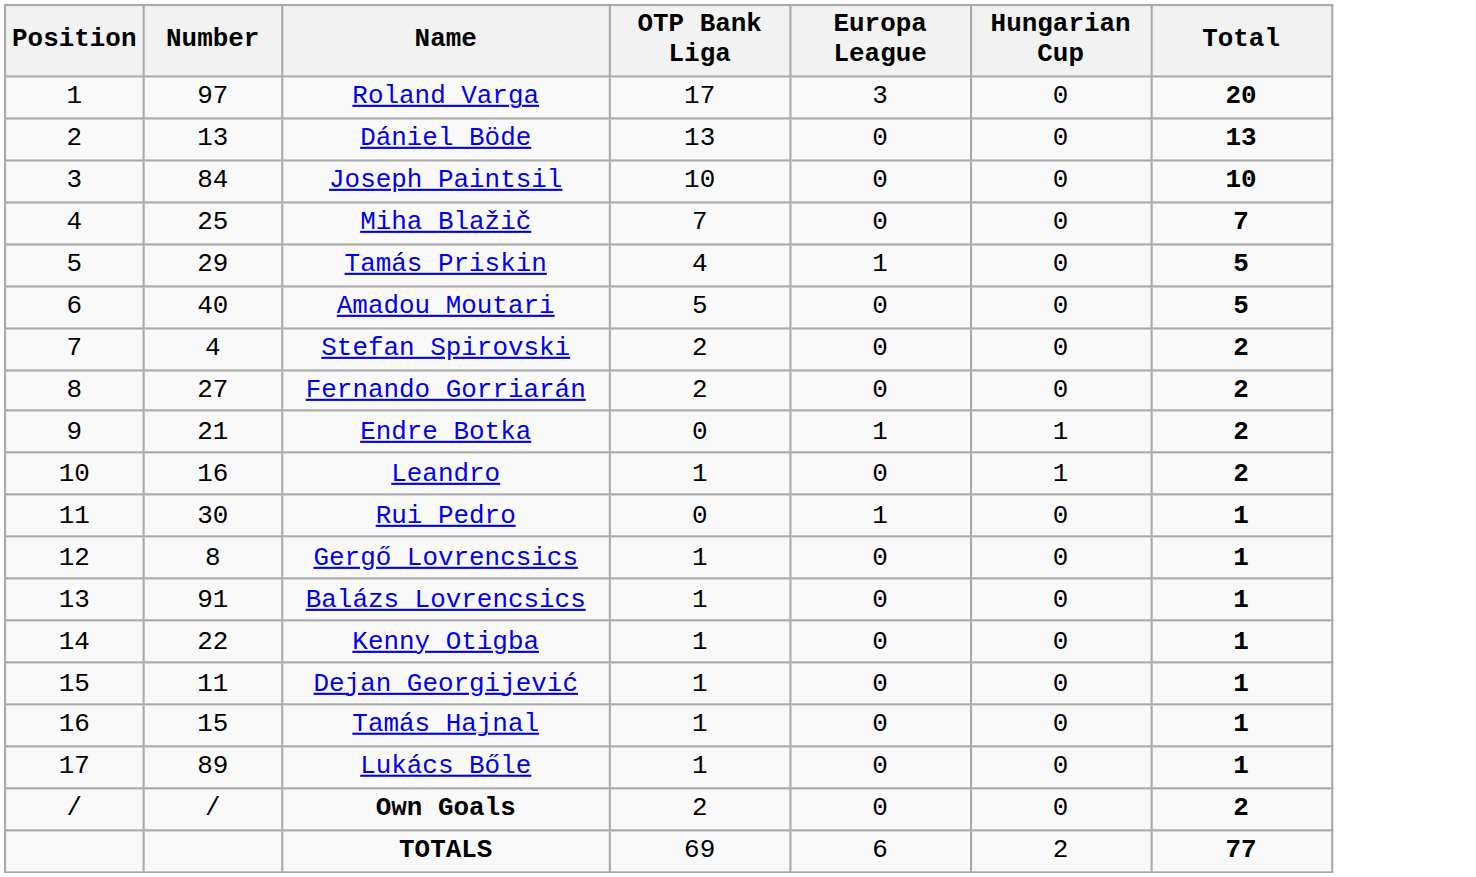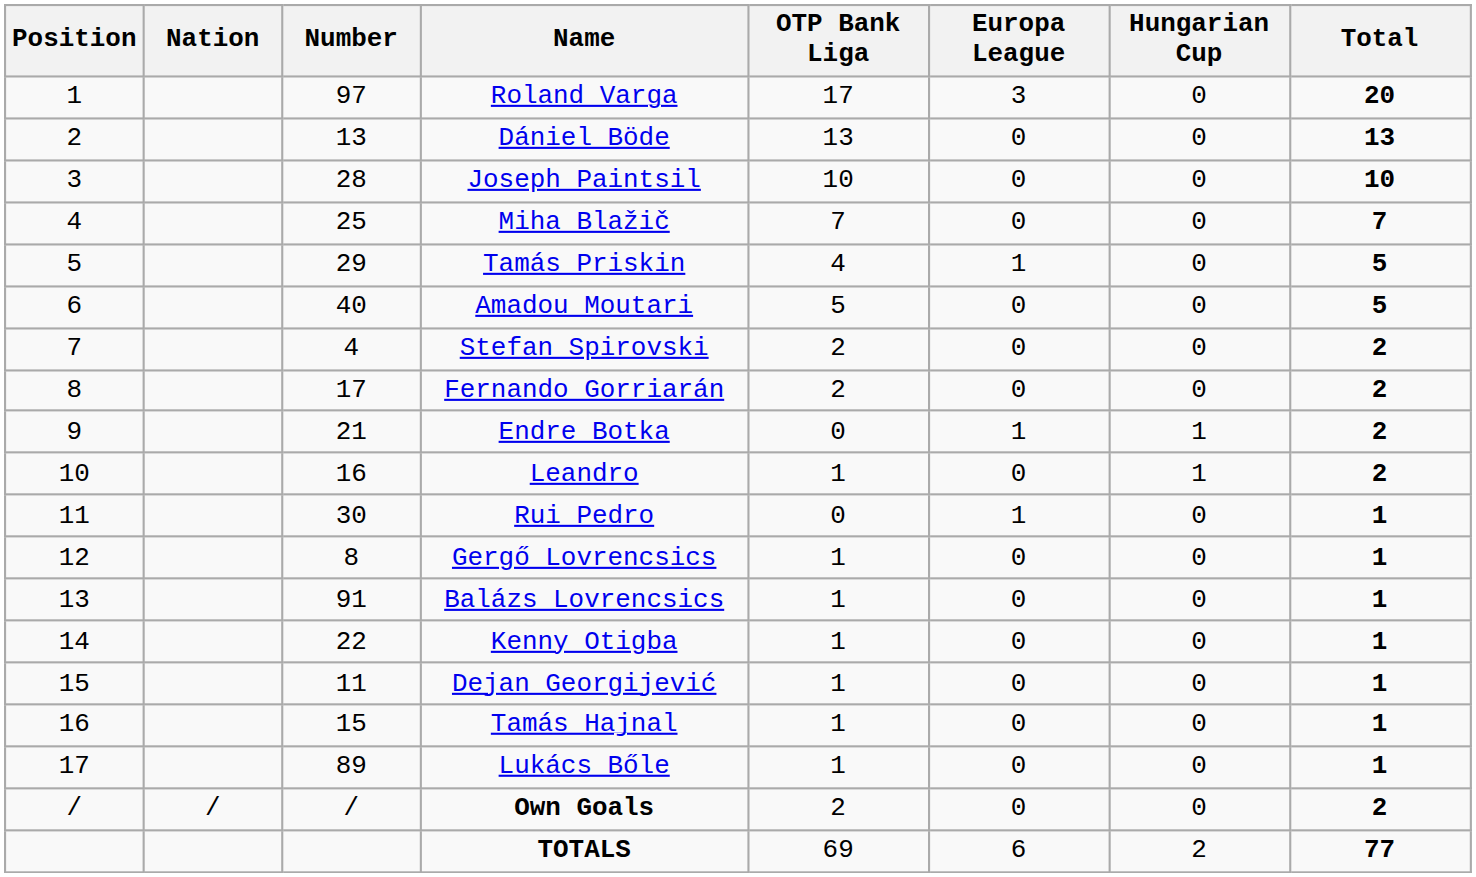+ column: (213, 41)
(213, 181) 84 -> (351, 181) 28
(213, 391) 27 -> (351, 391) 17
